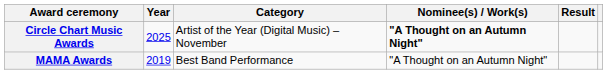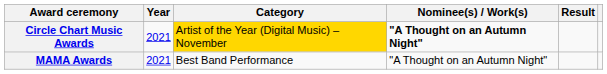(158, 36) 2025 -> (158, 36) 2021
(257, 36) no background -> (257, 36) gold background
(158, 60) 2019 -> (158, 60) 2021
